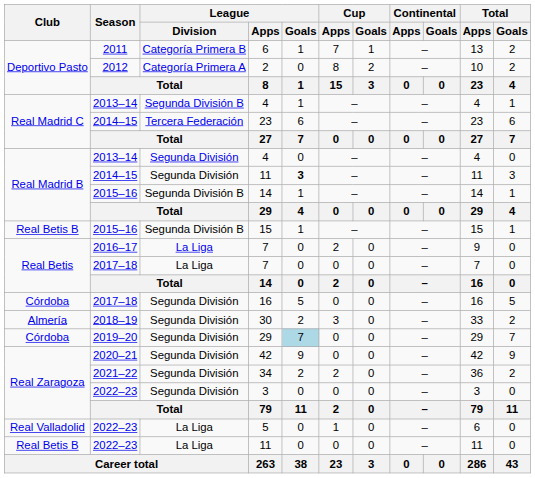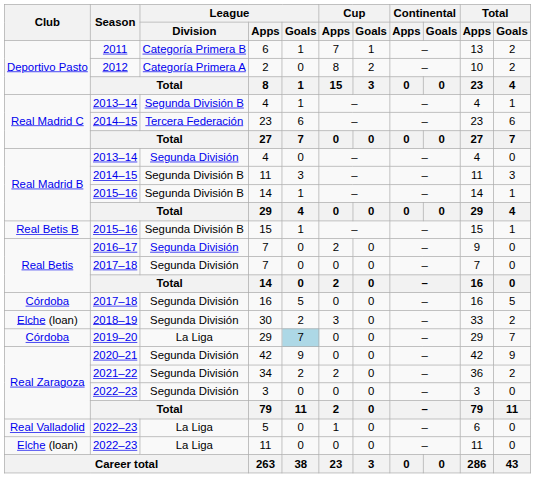(194, 175) Segunda División -> (194, 175) Segunda División B
(301, 175) bold -> (301, 175) normal
(194, 247) La Liga -> (194, 247) Segunda División
(194, 265) La Liga -> (194, 265) Segunda División
(47, 319) Almería -> (47, 319) Elche (loan)
(194, 337) Segunda División -> (194, 337) La Liga
(47, 445) Real Betis B -> (47, 445) Elche (loan)
